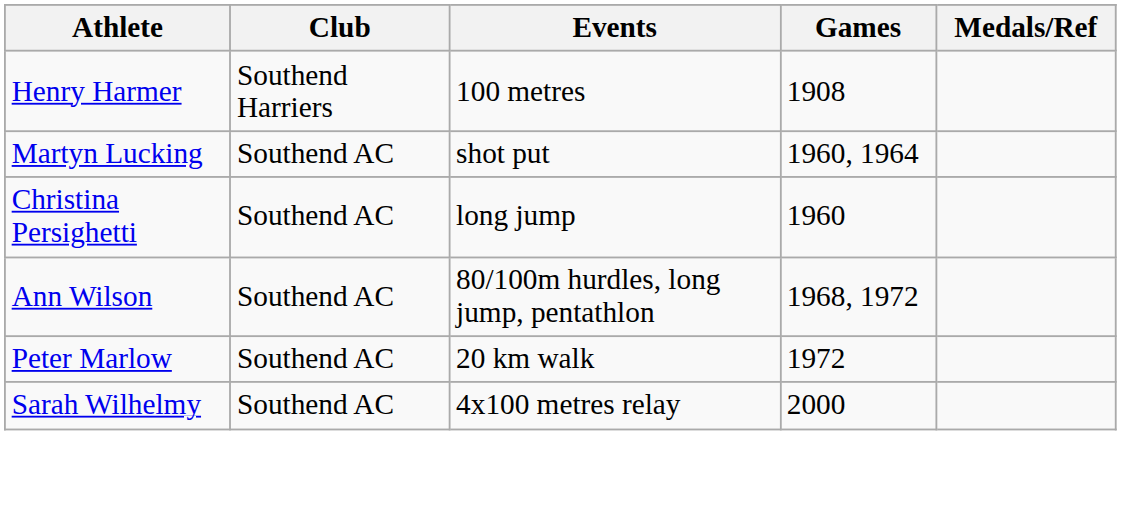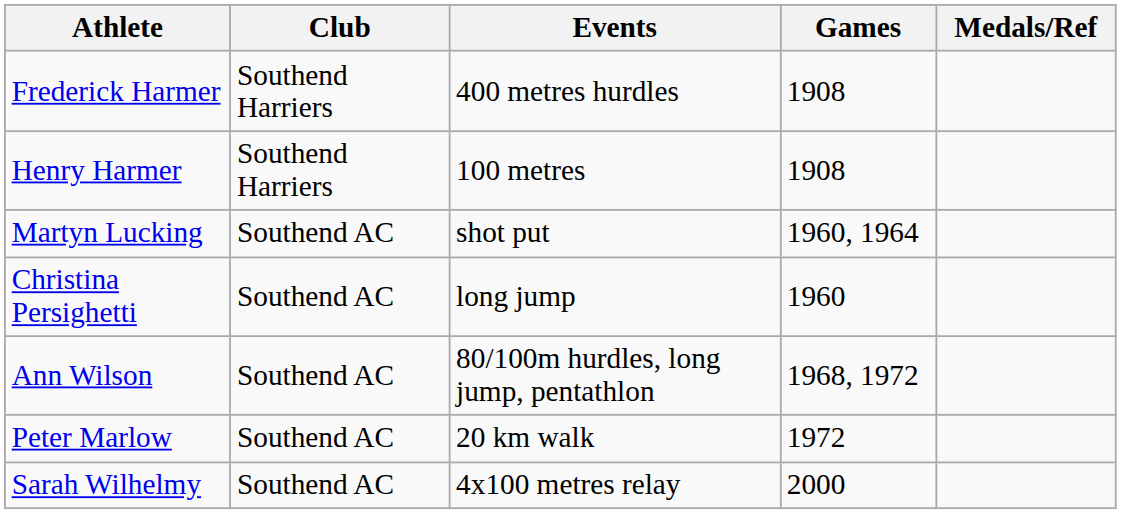+ row: (116, 90)
